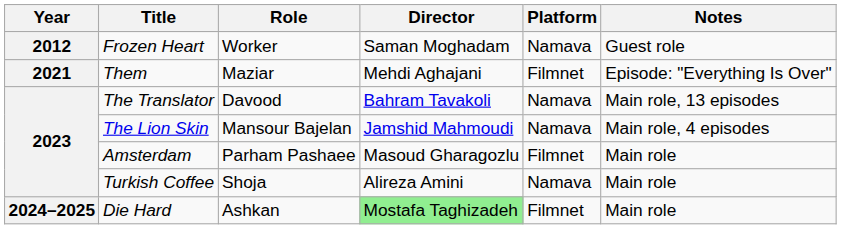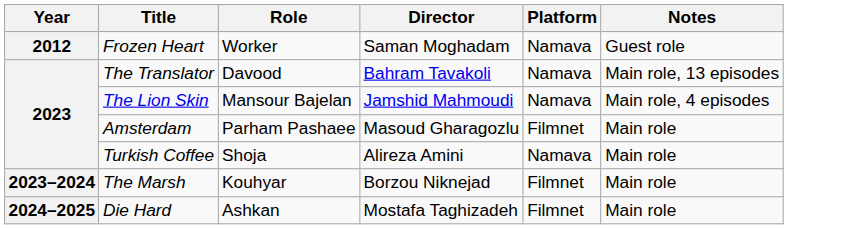- row: (125, 73)
+ row: (144, 182)
(441, 210) lightgreen background -> (441, 210) no background
